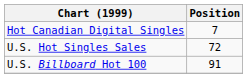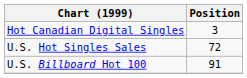(215, 30) 7 -> (215, 30) 3
